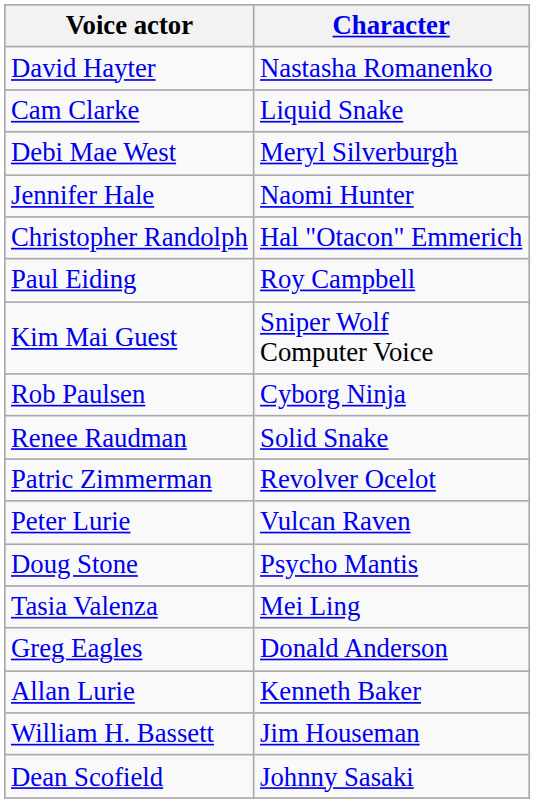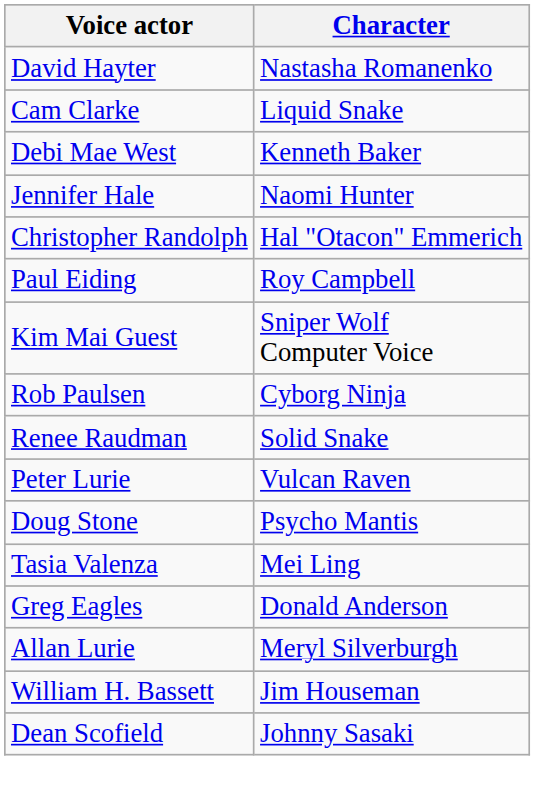(359, 152) Meryl Silverburgh -> (341, 152) Kenneth Baker
- row: (112, 479)
(341, 691) Kenneth Baker -> (359, 649) Meryl Silverburgh
